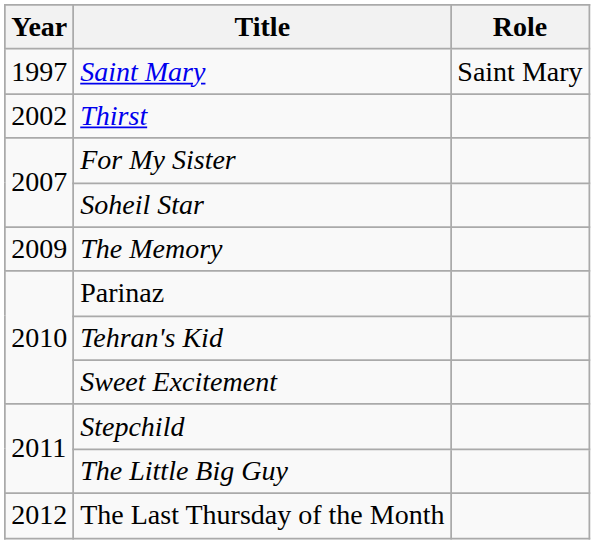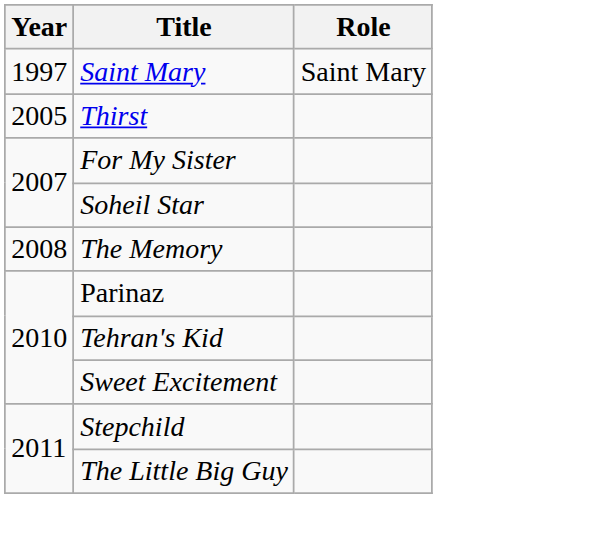(39, 115) 2002 -> (39, 115) 2005
(39, 248) 2009 -> (39, 248) 2008
- row: (262, 515)
